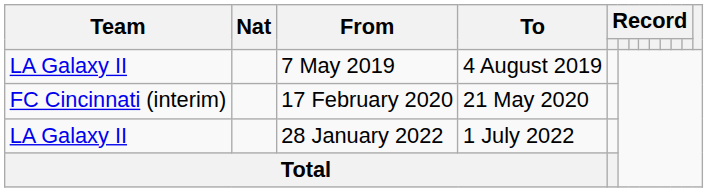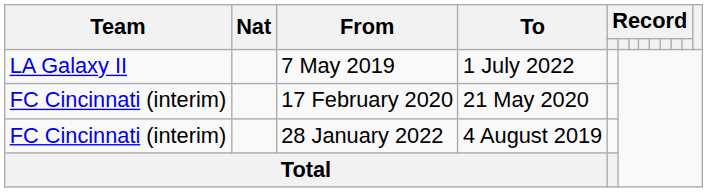(533, 66) 4 August 2019 -> (519, 66) 1 July 2022
(68, 135) LA Galaxy II -> (118, 135) FC Cincinnati (interim)
(519, 135) 1 July 2022 -> (533, 135) 4 August 2019
